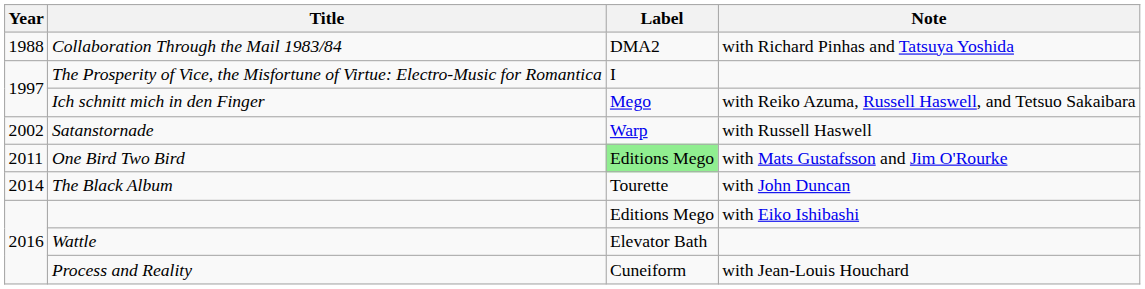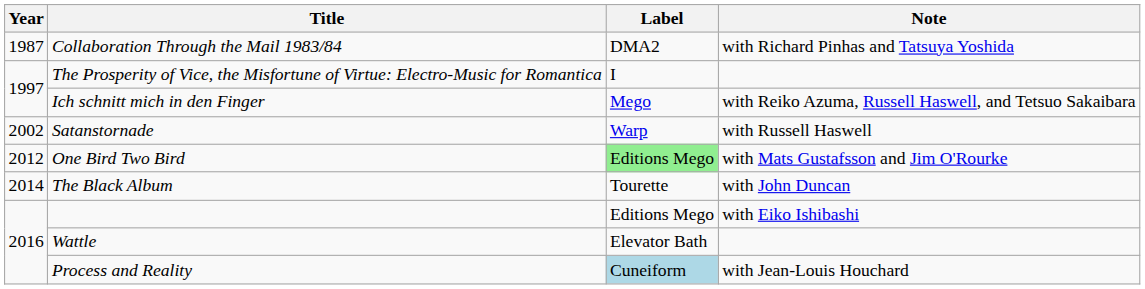(26, 46) 1988 -> (26, 46) 1987
(26, 158) 2011 -> (26, 158) 2012
(648, 269) no background -> (648, 269) lightblue background
